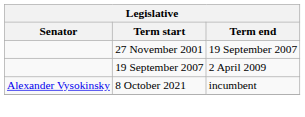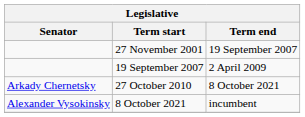+ row: (153, 85)
